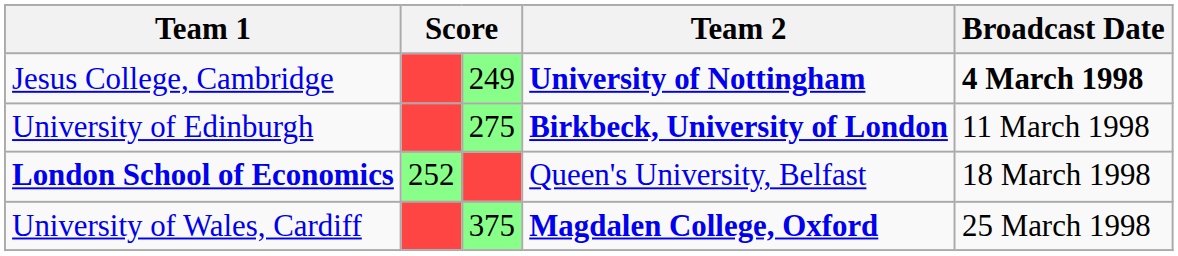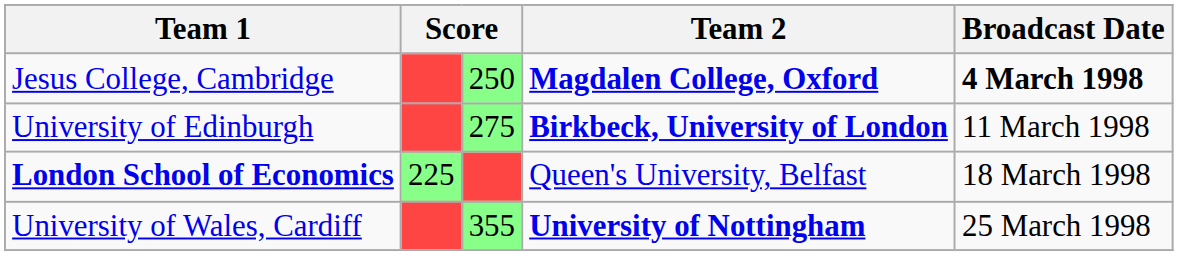(492, 77) 249 -> (492, 77) 250
(697, 77) University of Nottingham -> (704, 77) Magdalen College, Oxford
(431, 175) 252 -> (431, 175) 225
(492, 224) 375 -> (492, 224) 355
(704, 224) Magdalen College, Oxford -> (697, 224) University of Nottingham
